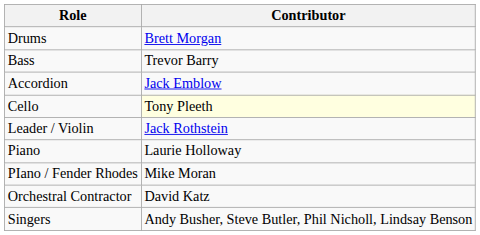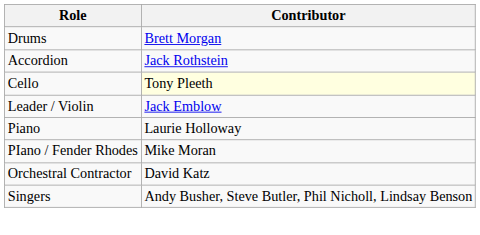- row: (21, 60)
(183, 83) Jack Emblow -> (186, 60) Jack Rothstein
(186, 128) Jack Rothstein -> (183, 106) Jack Emblow
